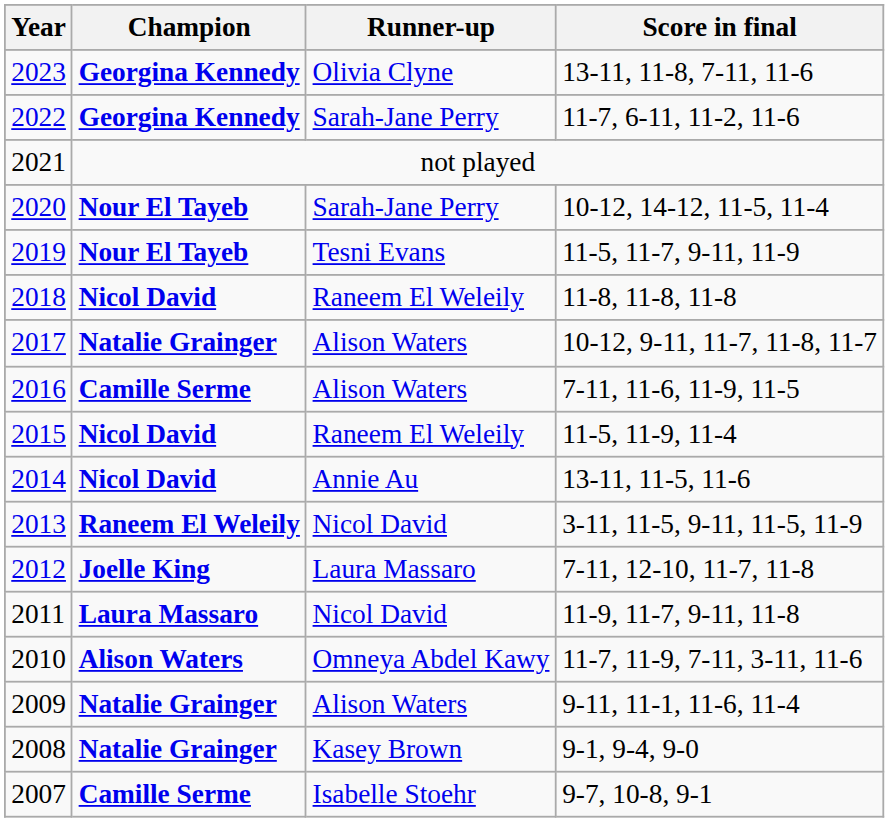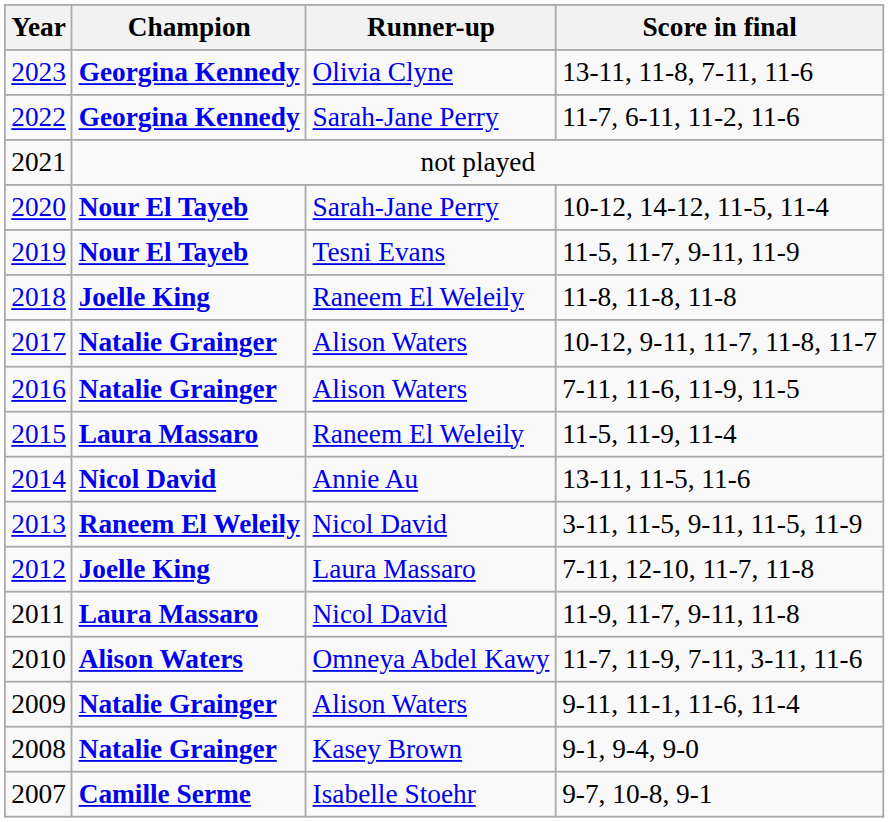(147, 297) Nicol David -> (144, 297) Joelle King
(165, 388) Camille Serme -> (178, 388) Natalie Grainger
(147, 433) Nicol David -> (168, 433) Laura Massaro
